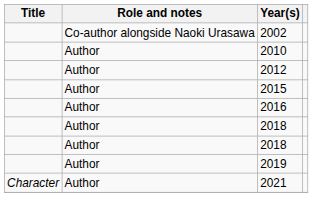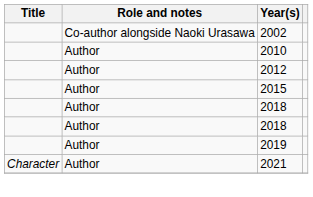- row: (33, 108)
